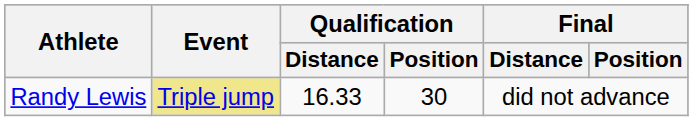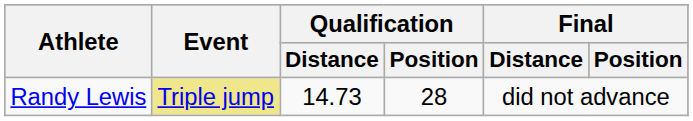(332, 97) 16.33 -> (332, 97) 14.73
(434, 97) 30 -> (434, 97) 28
